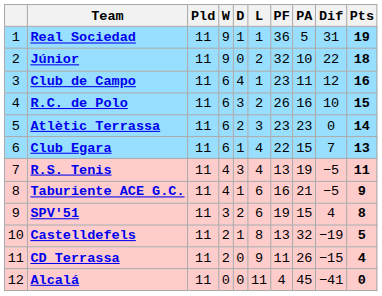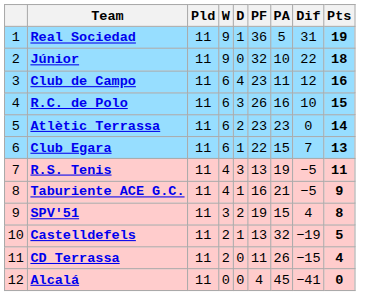- column: (259, 16)
